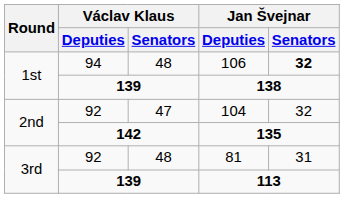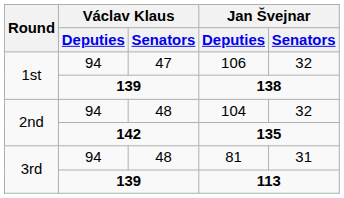(163, 63) 48 -> (163, 63) 47
(304, 63) bold -> (304, 63) normal
(93, 110) 92 -> (93, 110) 94
(163, 110) 47 -> (163, 110) 48
(93, 157) 92 -> (93, 157) 94
